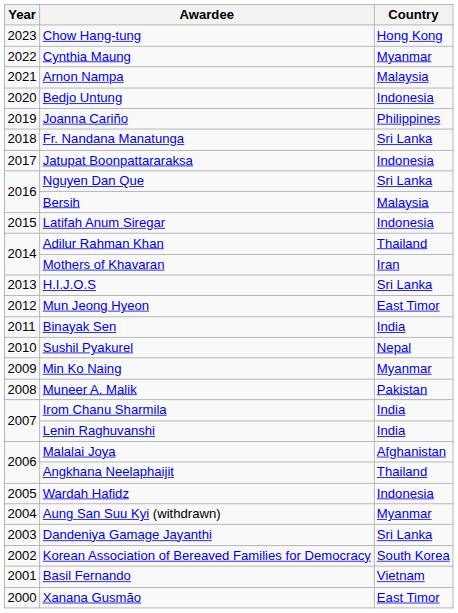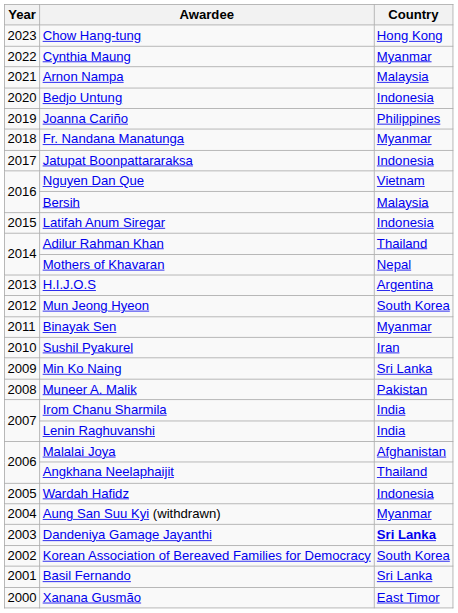(405, 139) Sri Lanka -> (404, 139) Myanmar
(405, 181) Sri Lanka -> (401, 181) Vietnam
(388, 264) Iran -> (394, 264) Nepal
(405, 285) Sri Lanka -> (405, 285) Argentina
(408, 306) East Timor -> (413, 306) South Korea
(391, 327) India -> (404, 327) Myanmar
(394, 347) Nepal -> (388, 347) Iran
(404, 368) Myanmar -> (405, 368) Sri Lanka
(405, 535) normal -> (406, 535) bold
(401, 576) Vietnam -> (405, 576) Sri Lanka
